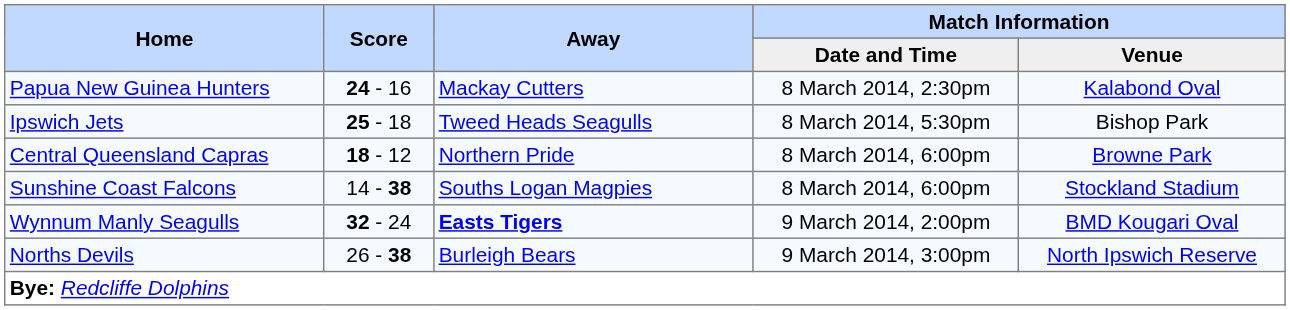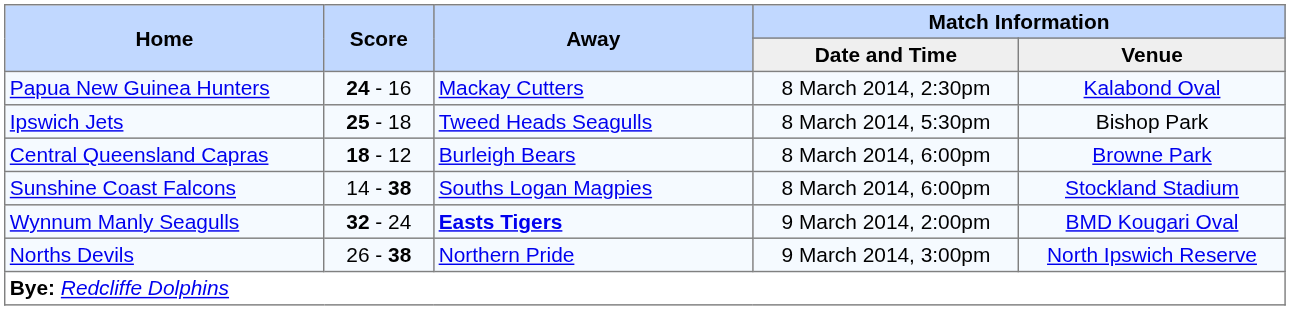(507, 155) Northern Pride -> (507, 155) Burleigh Bears
(507, 255) Burleigh Bears -> (507, 255) Northern Pride
